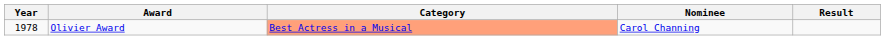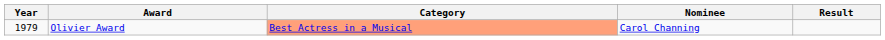(26, 28) 1978 -> (26, 28) 1979
